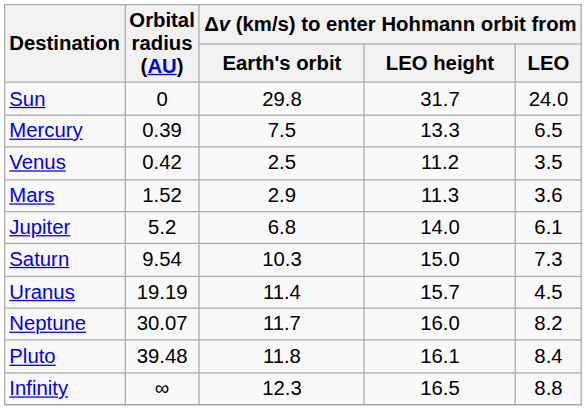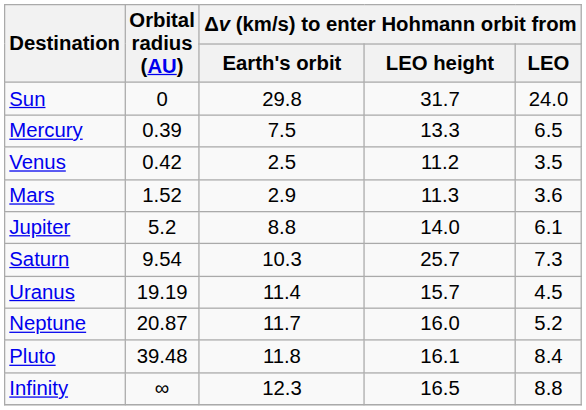(282, 227) 6.8 -> (282, 227) 8.8
(440, 259) 15.0 -> (440, 259) 25.7
(162, 324) 30.07 -> (162, 324) 20.87
(548, 324) 8.2 -> (548, 324) 5.2
